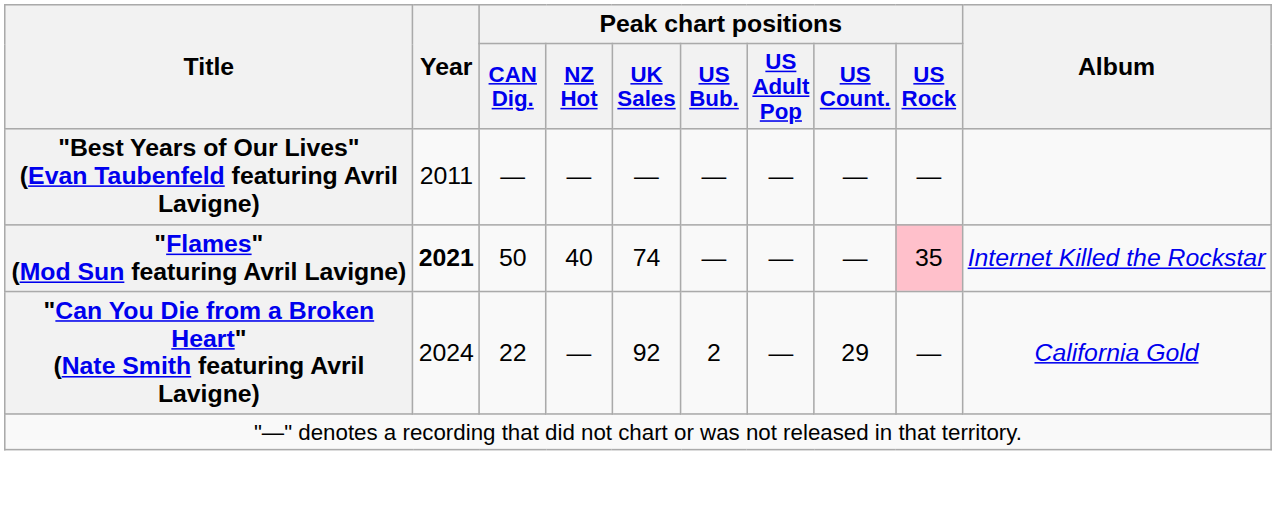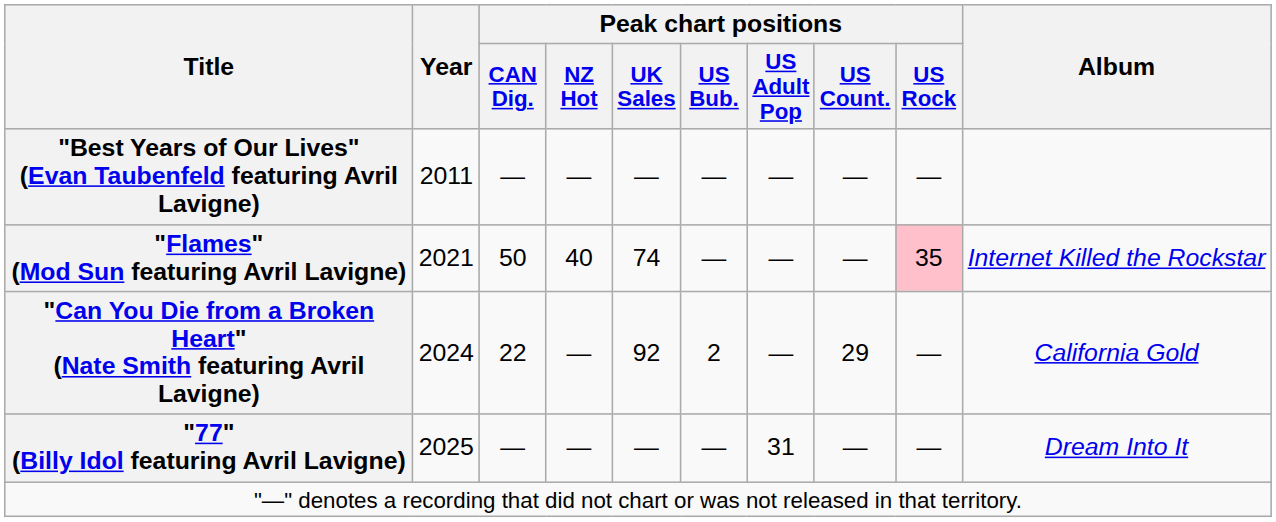(446, 257) bold -> (446, 257) normal
+ row: (209, 447)
